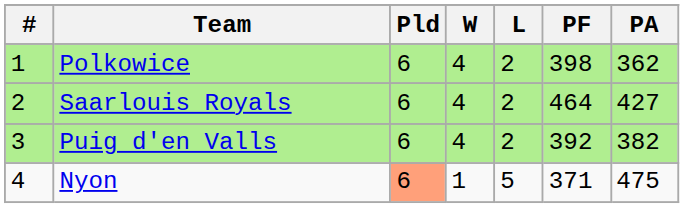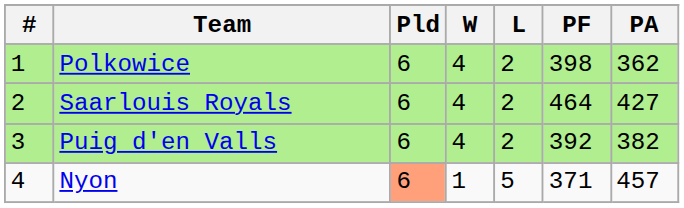(638, 182) 475 -> (638, 182) 457
